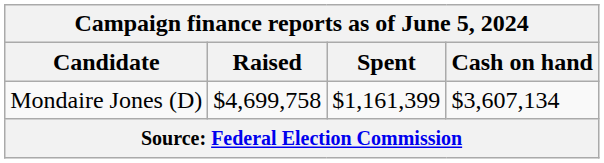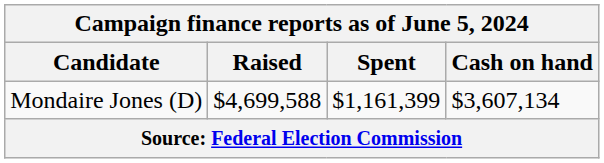(267, 99) $4,699,758 -> (267, 99) $4,699,588
